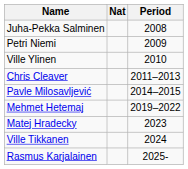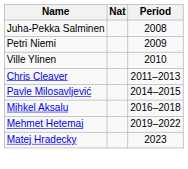+ row: (37, 108)
- row: (38, 140)
- row: (52, 156)
